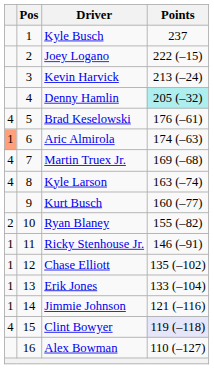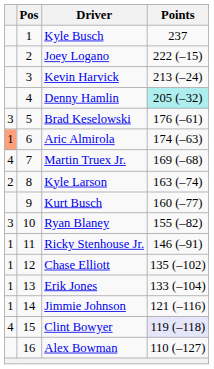(10, 119) 4 -> (10, 119) 3
(10, 181) 4 -> (10, 181) 2
(10, 223) 2 -> (10, 223) 3
